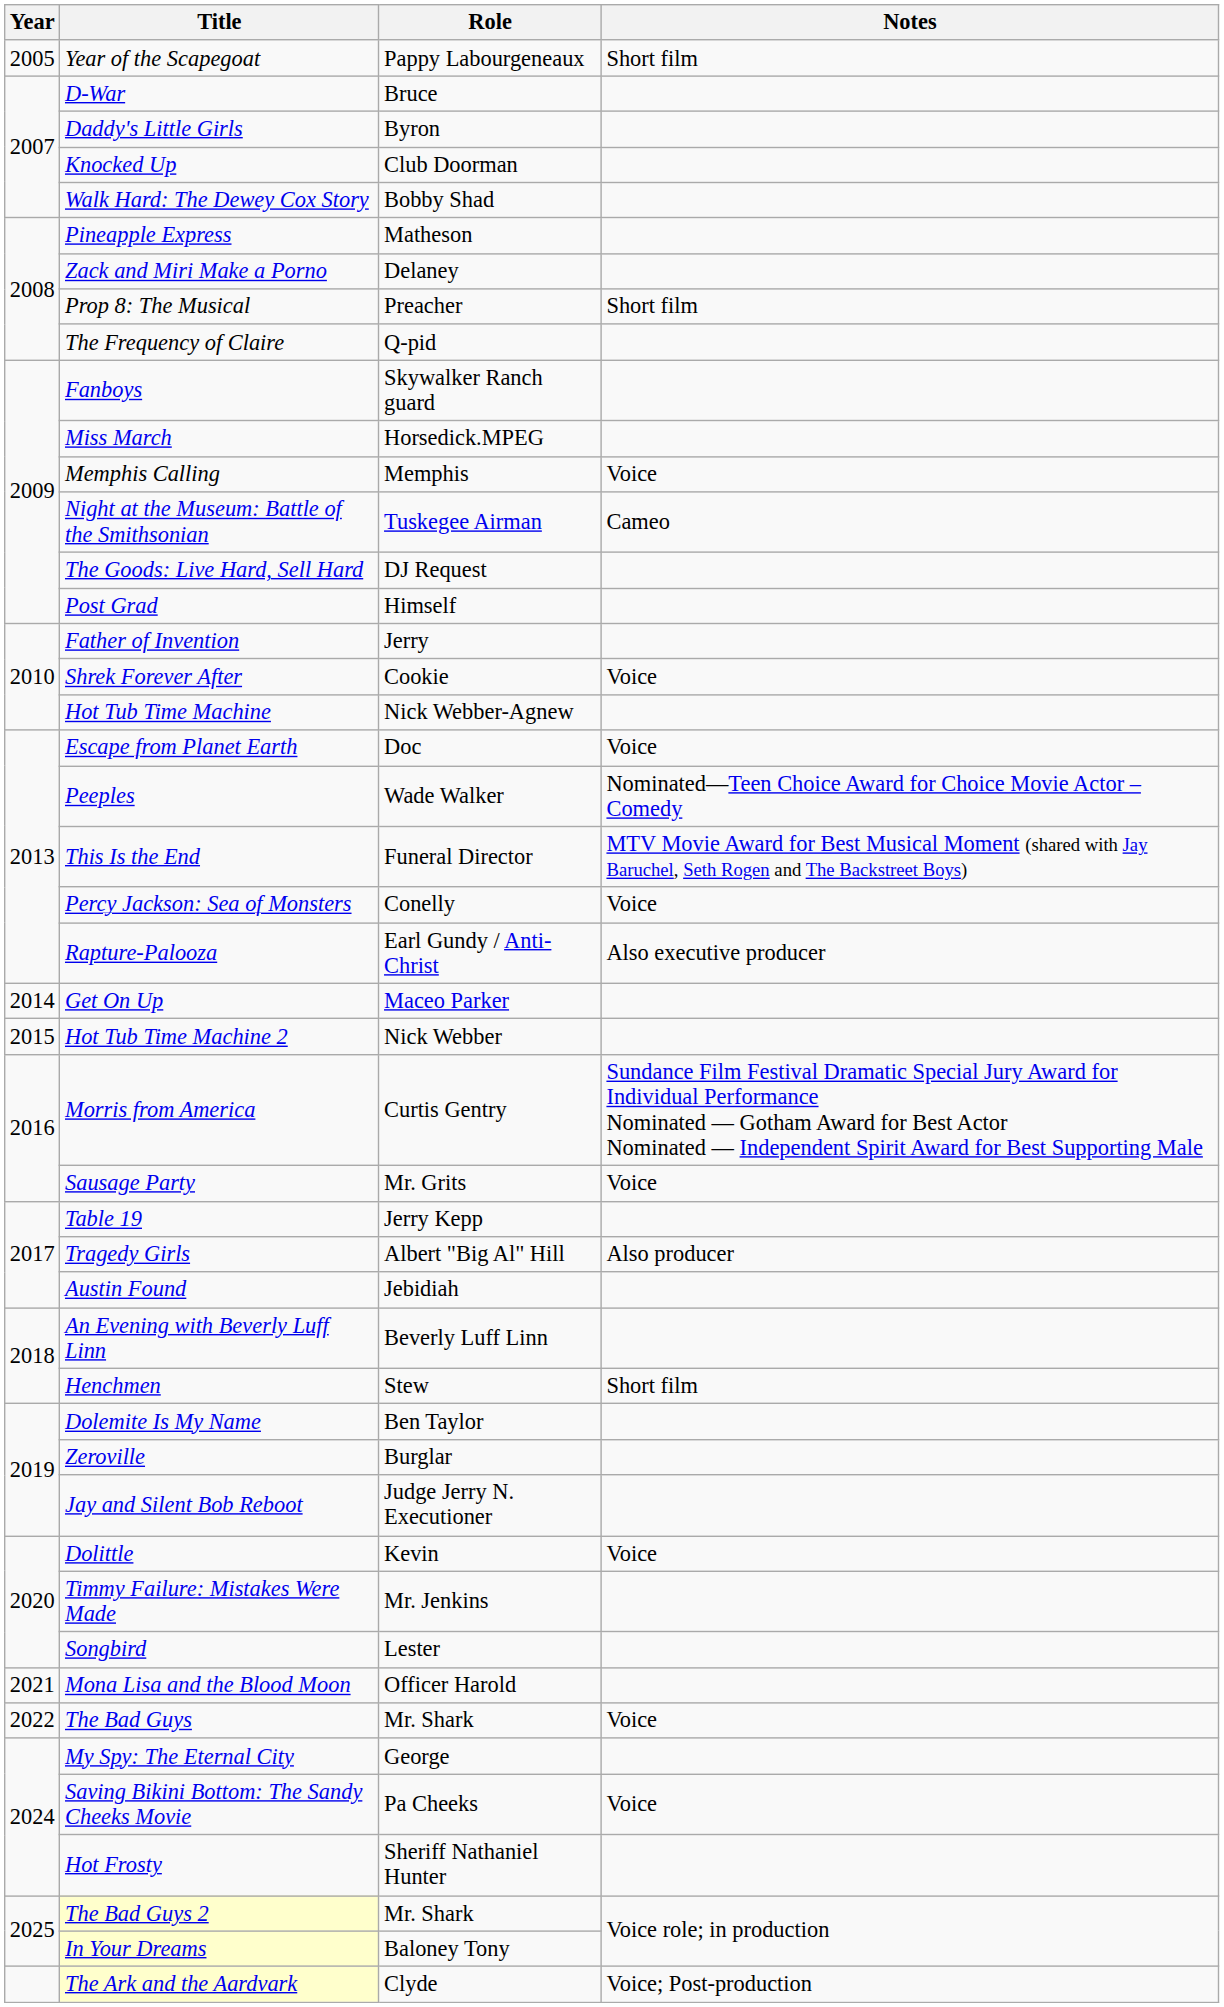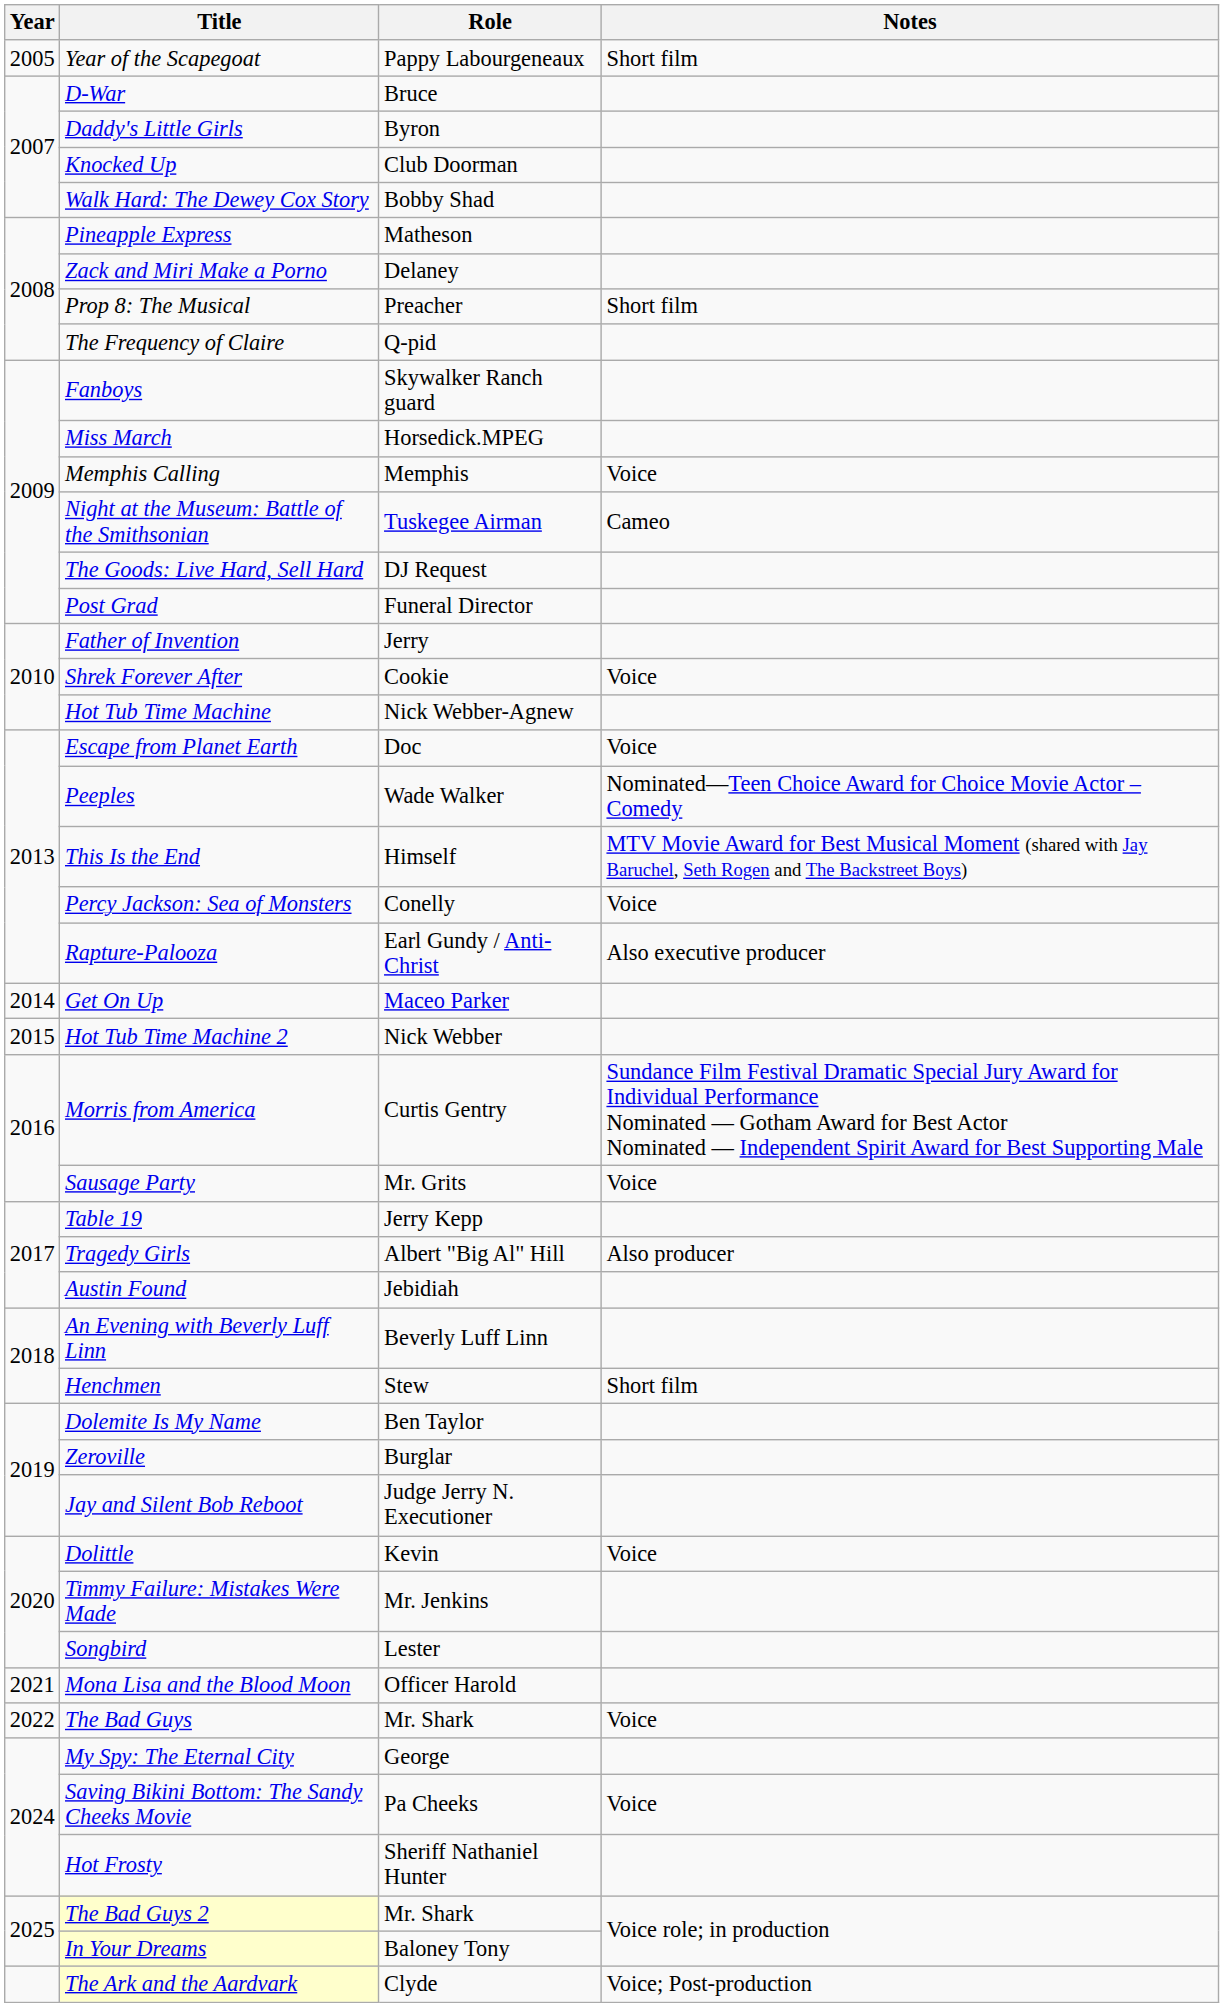(420, 605) Himself -> (458, 605) Funeral Director
(458, 856) Funeral Director -> (420, 856) Himself
